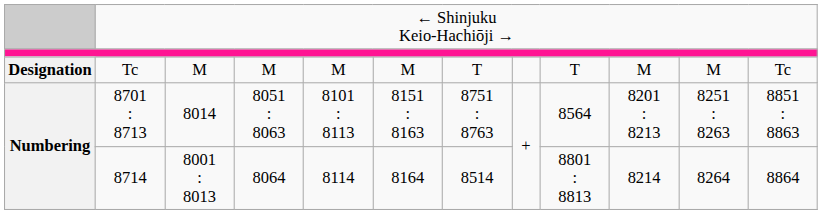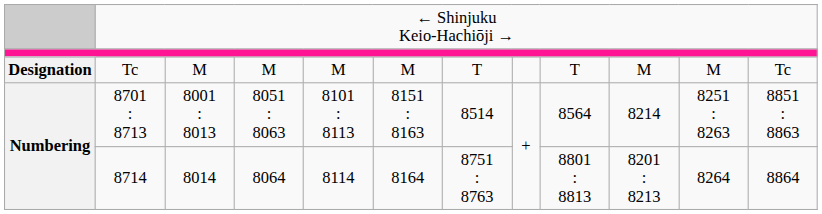(200, 114) 8014 -> (200, 114) 8001 : 8013
(477, 114) 8751 : 8763 -> (477, 114) 8514
(644, 114) 8201 : 8213 -> (644, 114) 8214
(200, 177) 8001 : 8013 -> (200, 177) 8014
(477, 177) 8514 -> (477, 177) 8751 : 8763
(644, 177) 8214 -> (644, 177) 8201 : 8213
